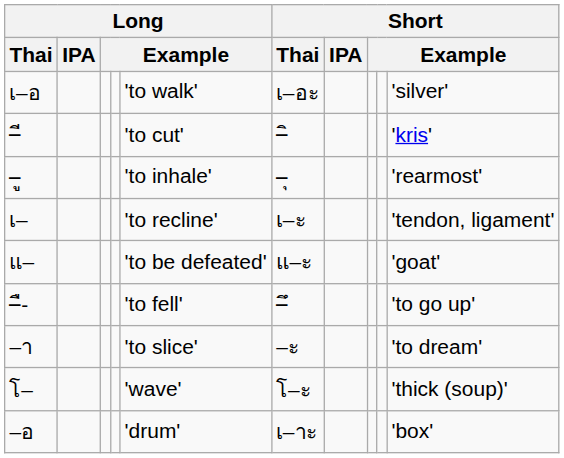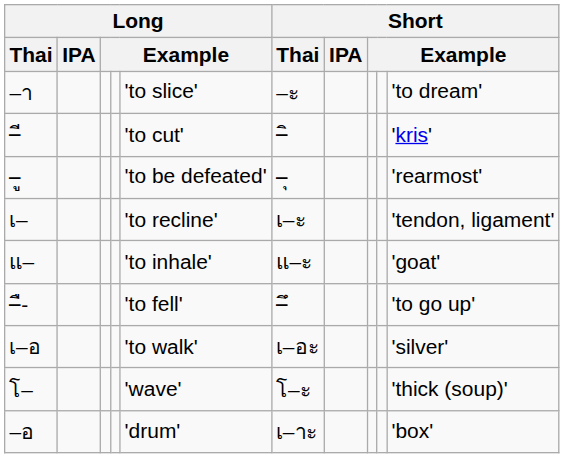rows swapped: (21, 347) <-> (25, 92)
(168, 177) 'to inhale' -> (196, 177) 'to be defeated'
(196, 261) 'to be defeated' -> (168, 261) 'to inhale'
